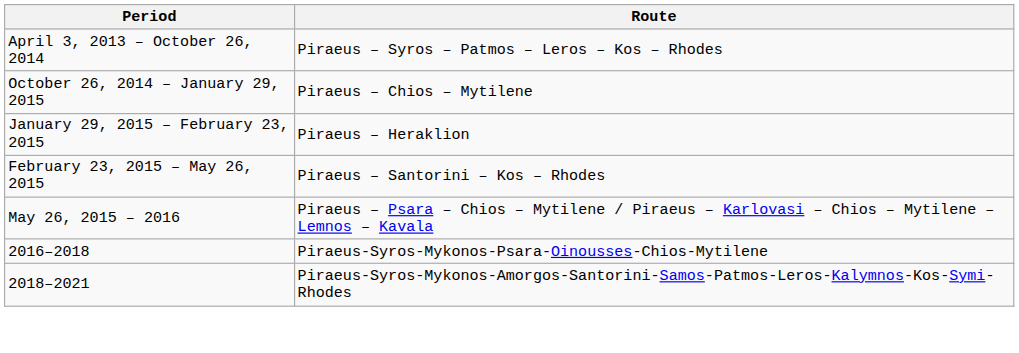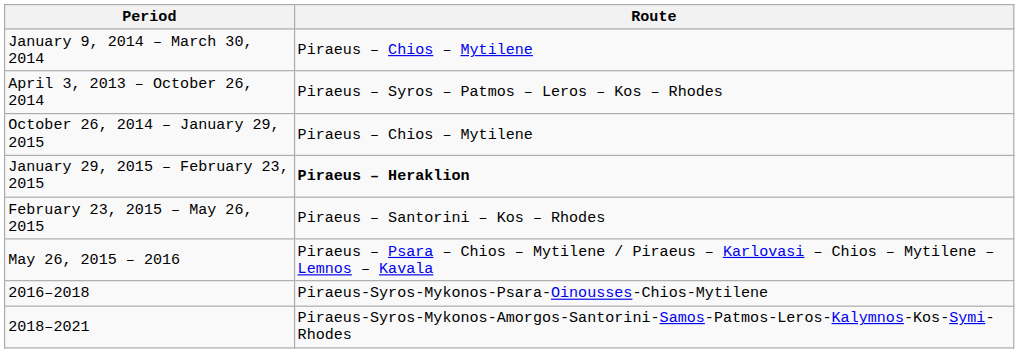+ row: (130, 50)
(384, 134) normal -> (384, 176) bold
